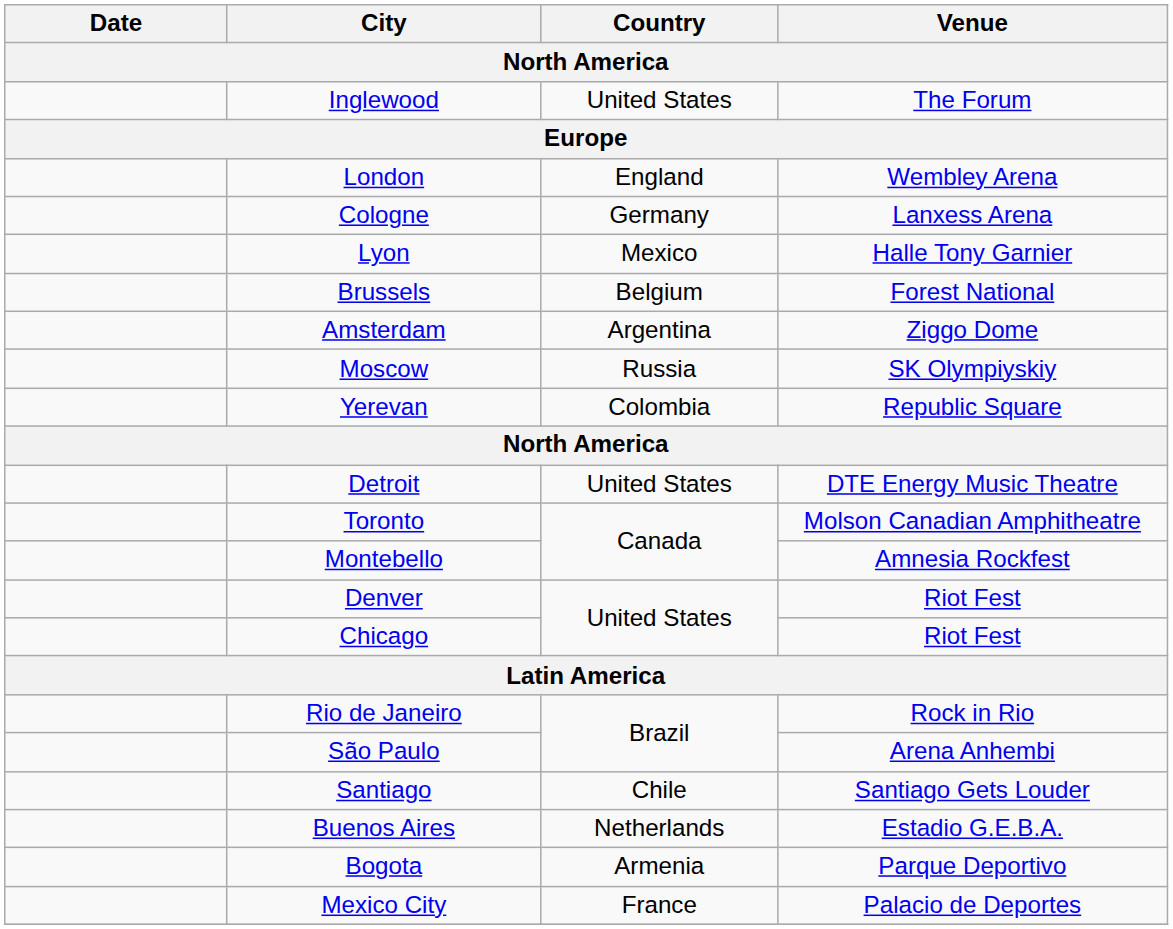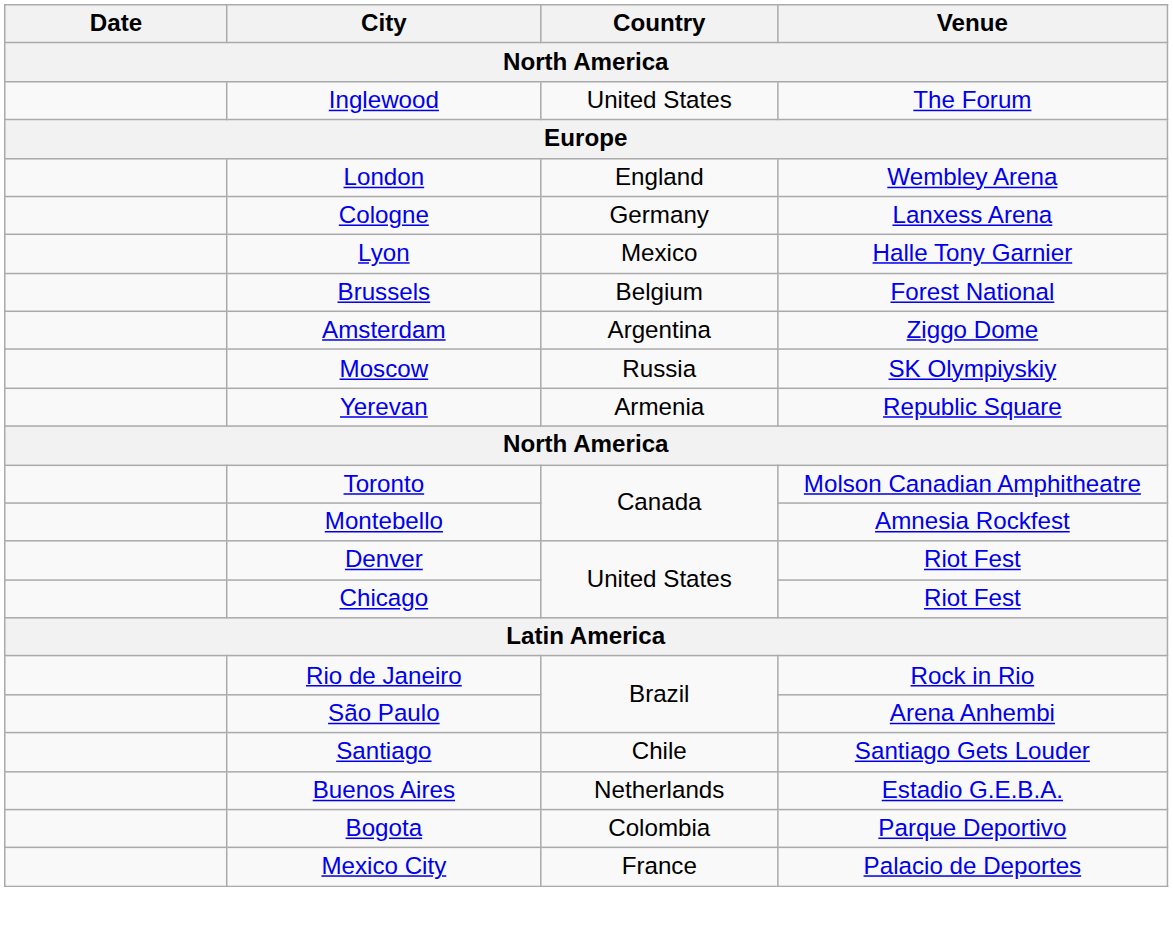(659, 406) Colombia -> (659, 406) Armenia
- row: (384, 483)
(659, 866) Armenia -> (659, 828) Colombia
